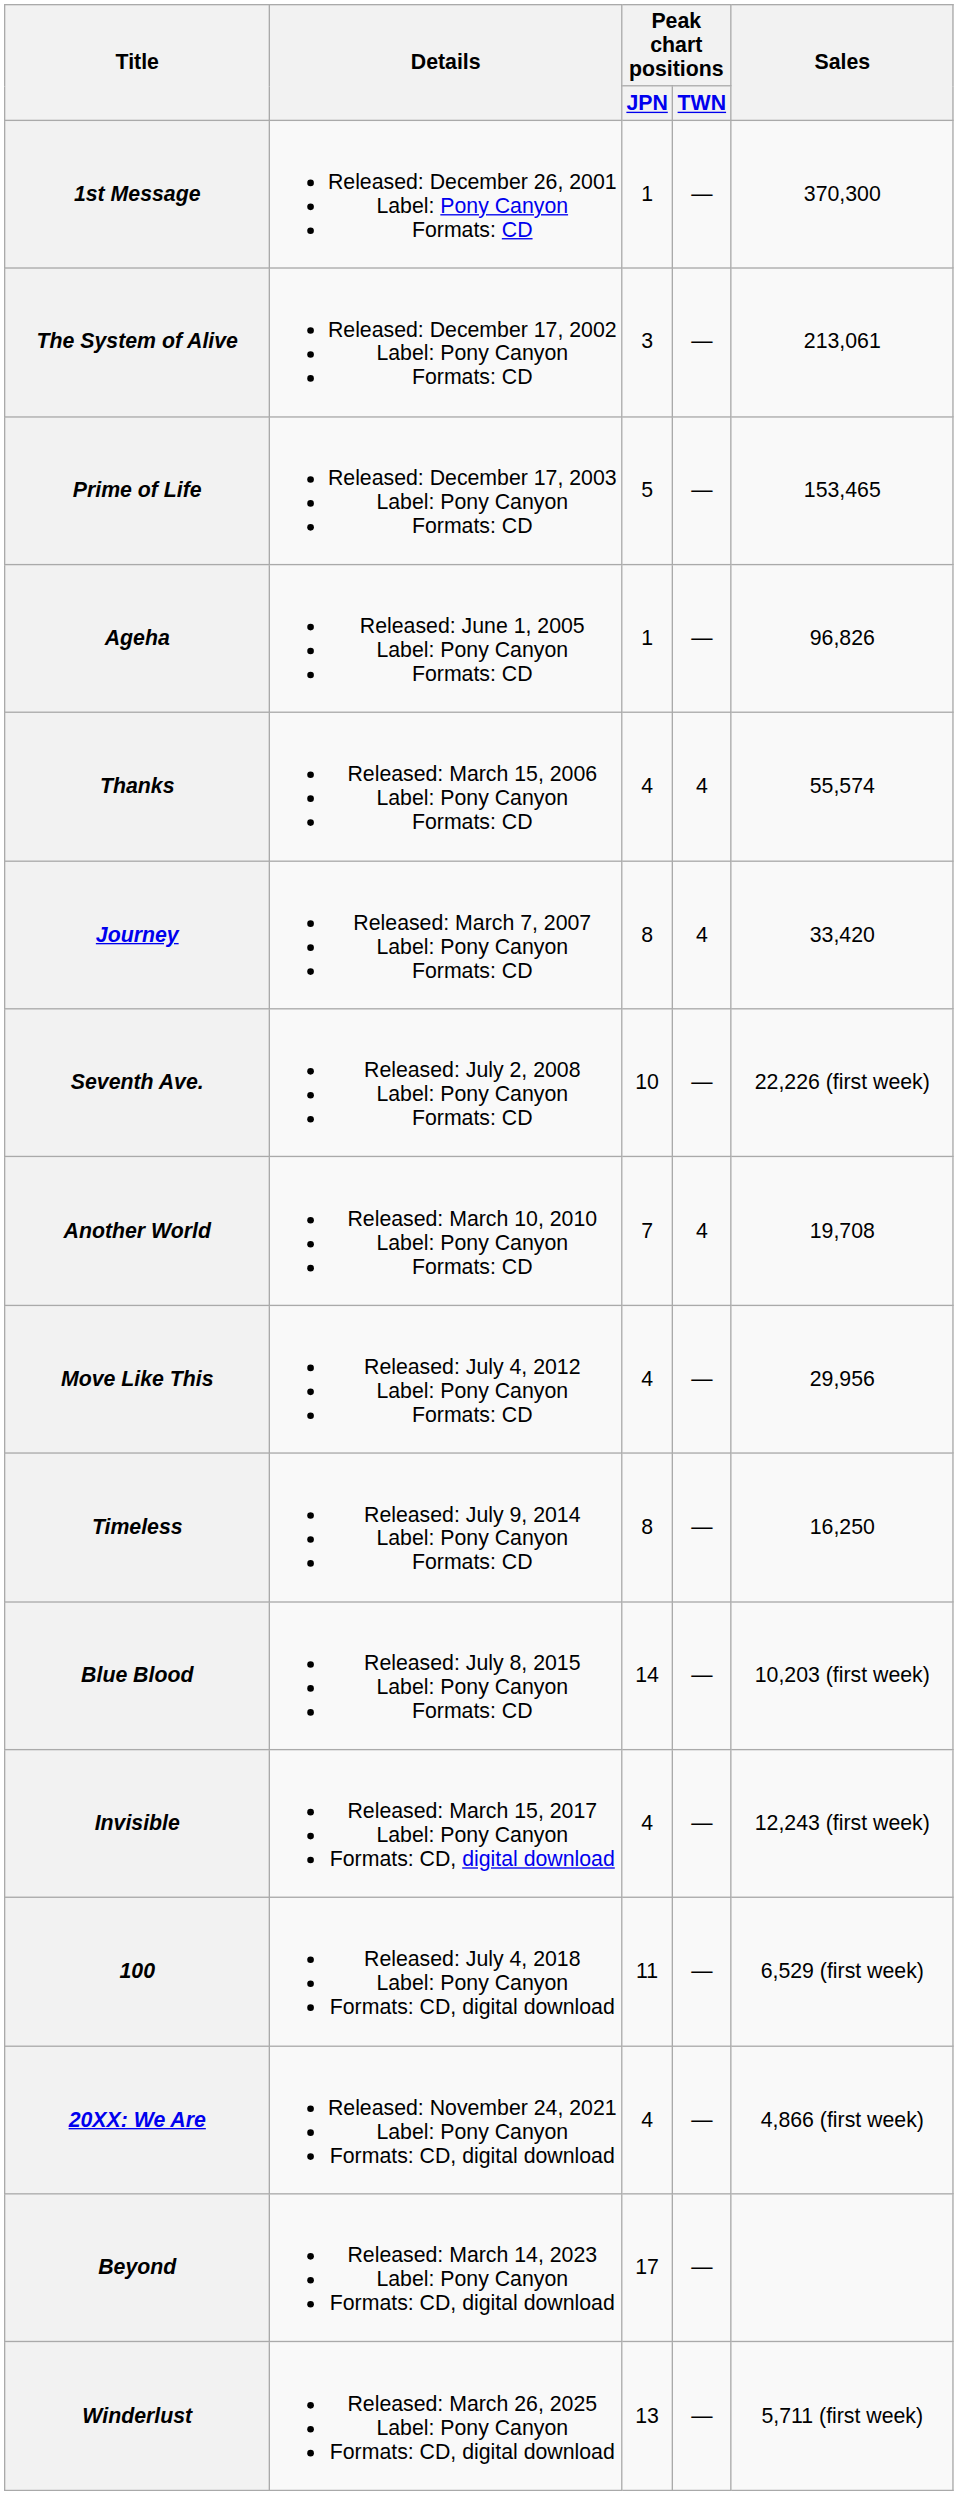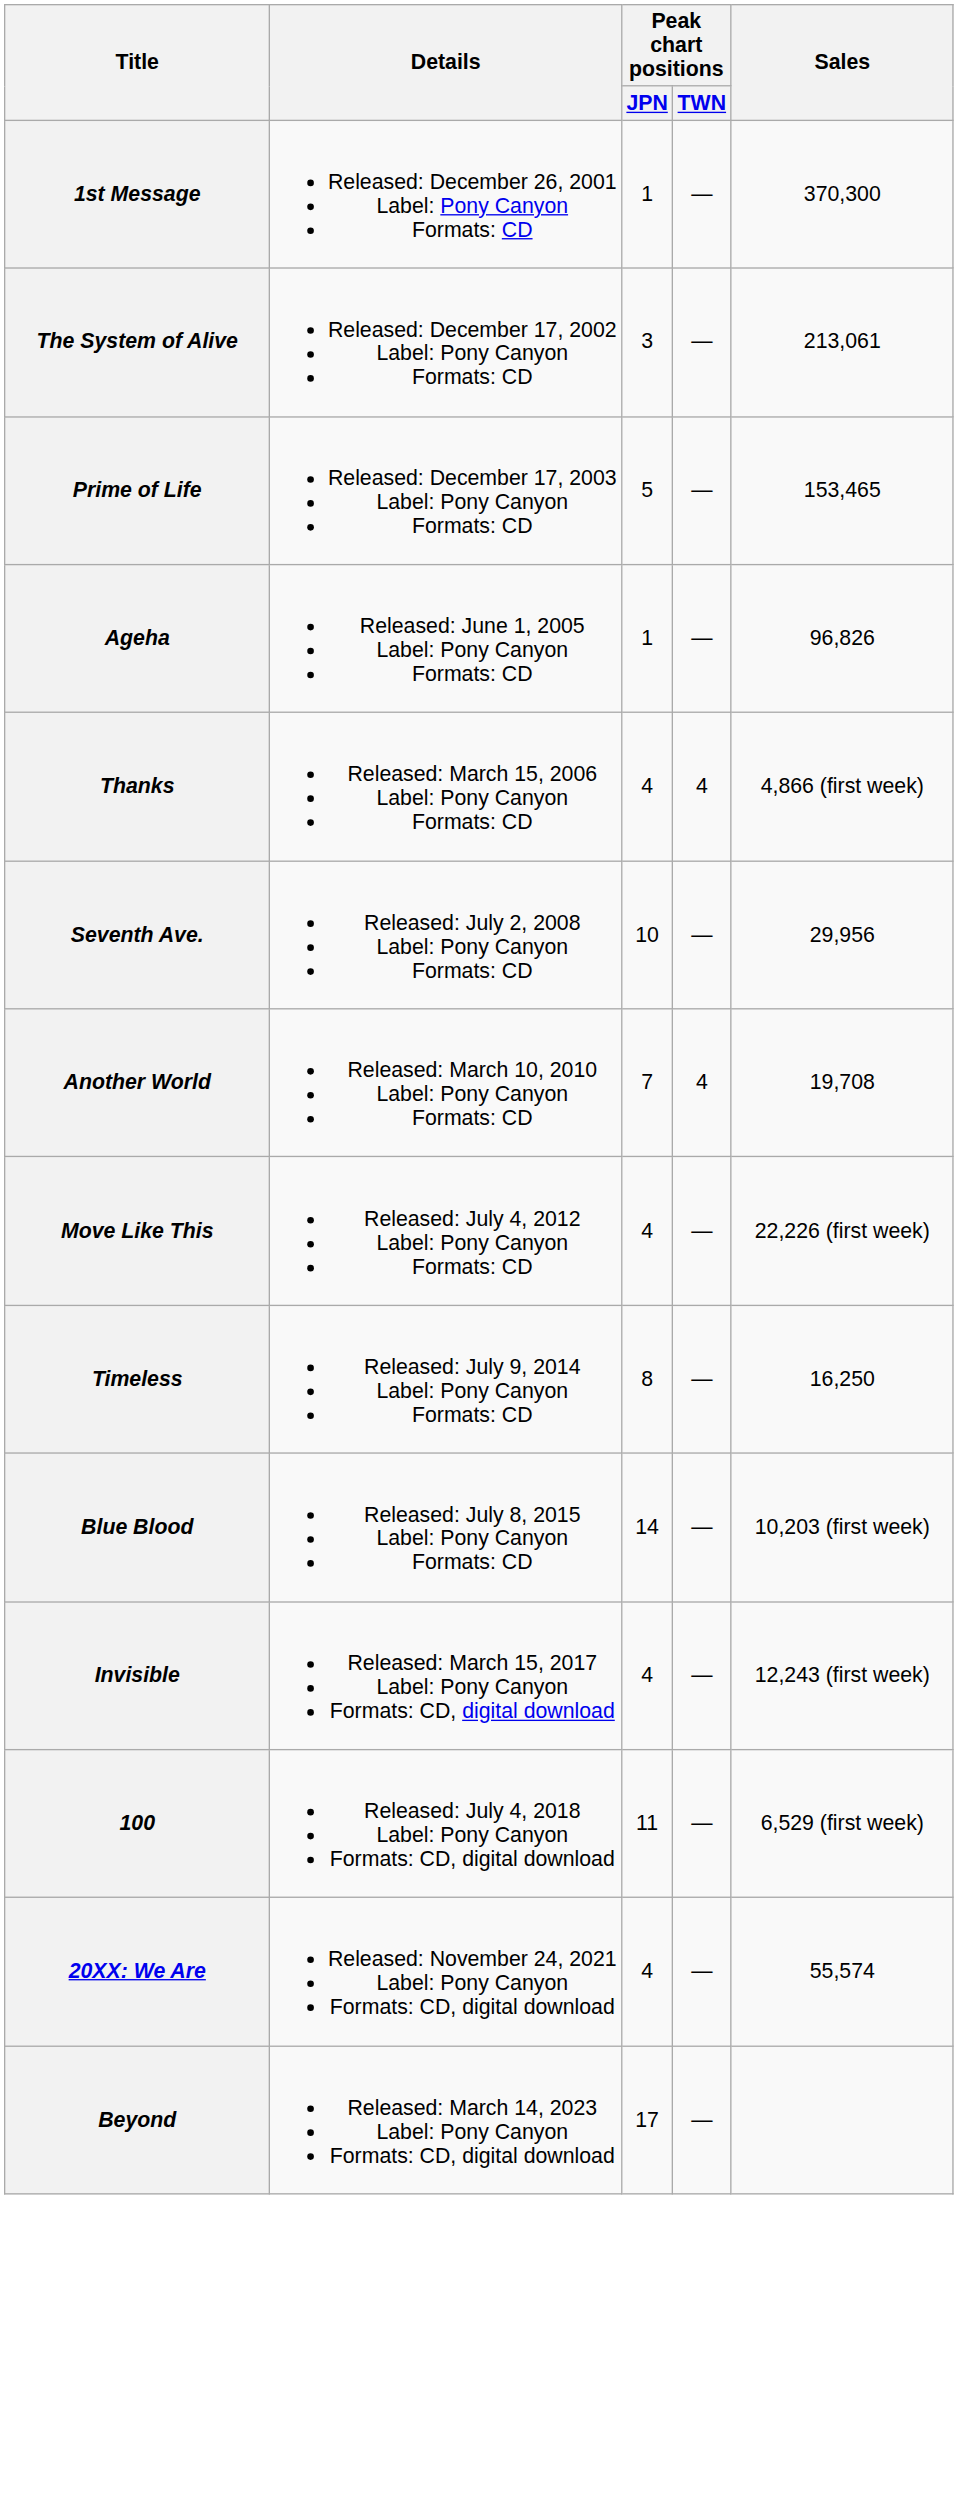(842, 786) 55,574 -> (842, 786) 4,866 (first week)
- row: (137, 934)
(842, 1082) 22,226 (first week) -> (842, 934) 29,956
(842, 1378) 29,956 -> (842, 1230) 22,226 (first week)
(842, 2119) 4,866 (first week) -> (842, 1971) 55,574
- row: (137, 2415)
